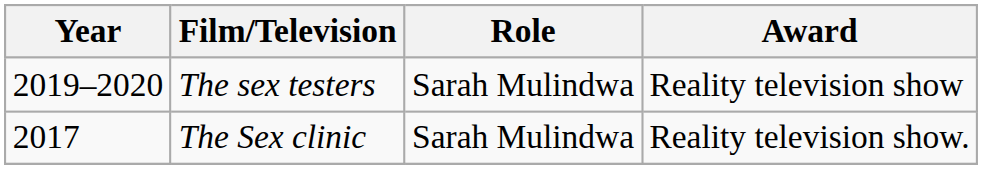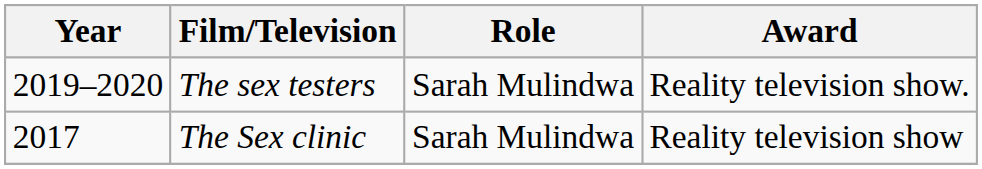(806, 84) Reality television show -> (810, 84) Reality television show.
(810, 137) Reality television show. -> (806, 137) Reality television show
